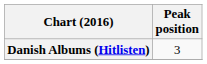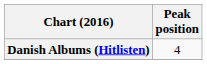(177, 49) 3 -> (177, 49) 4
